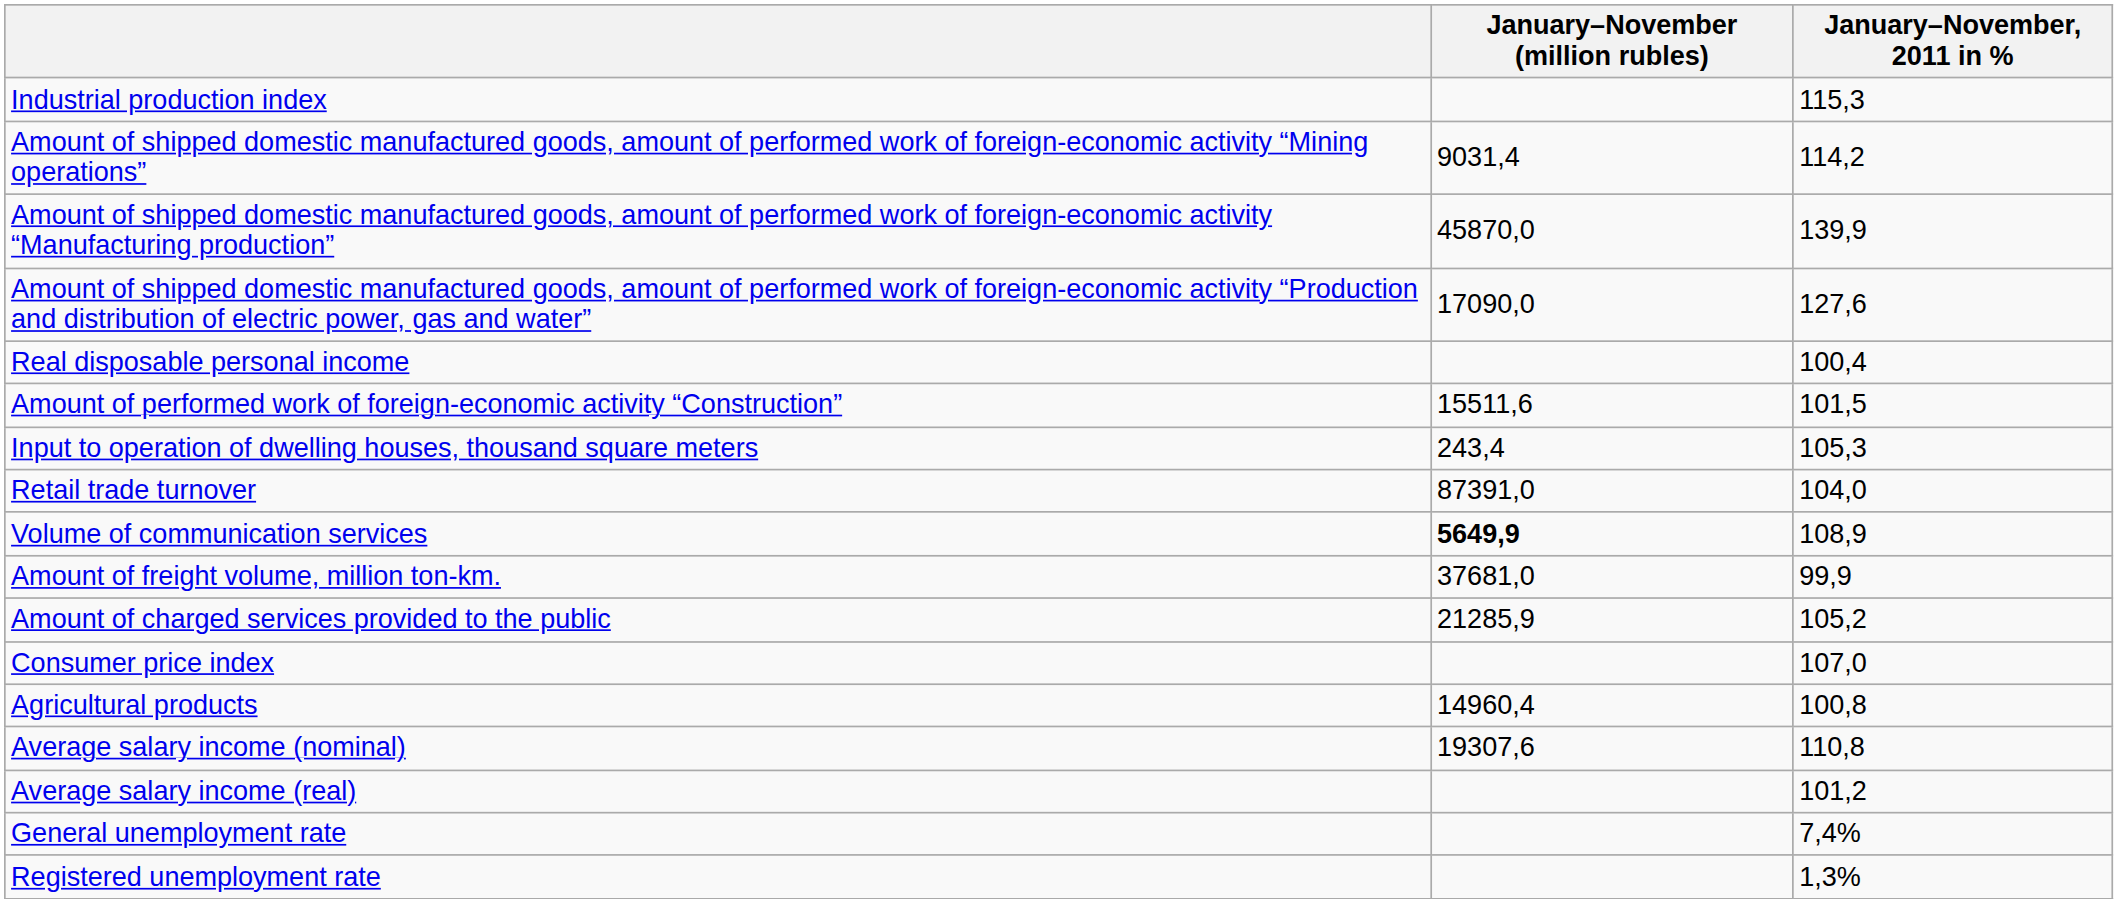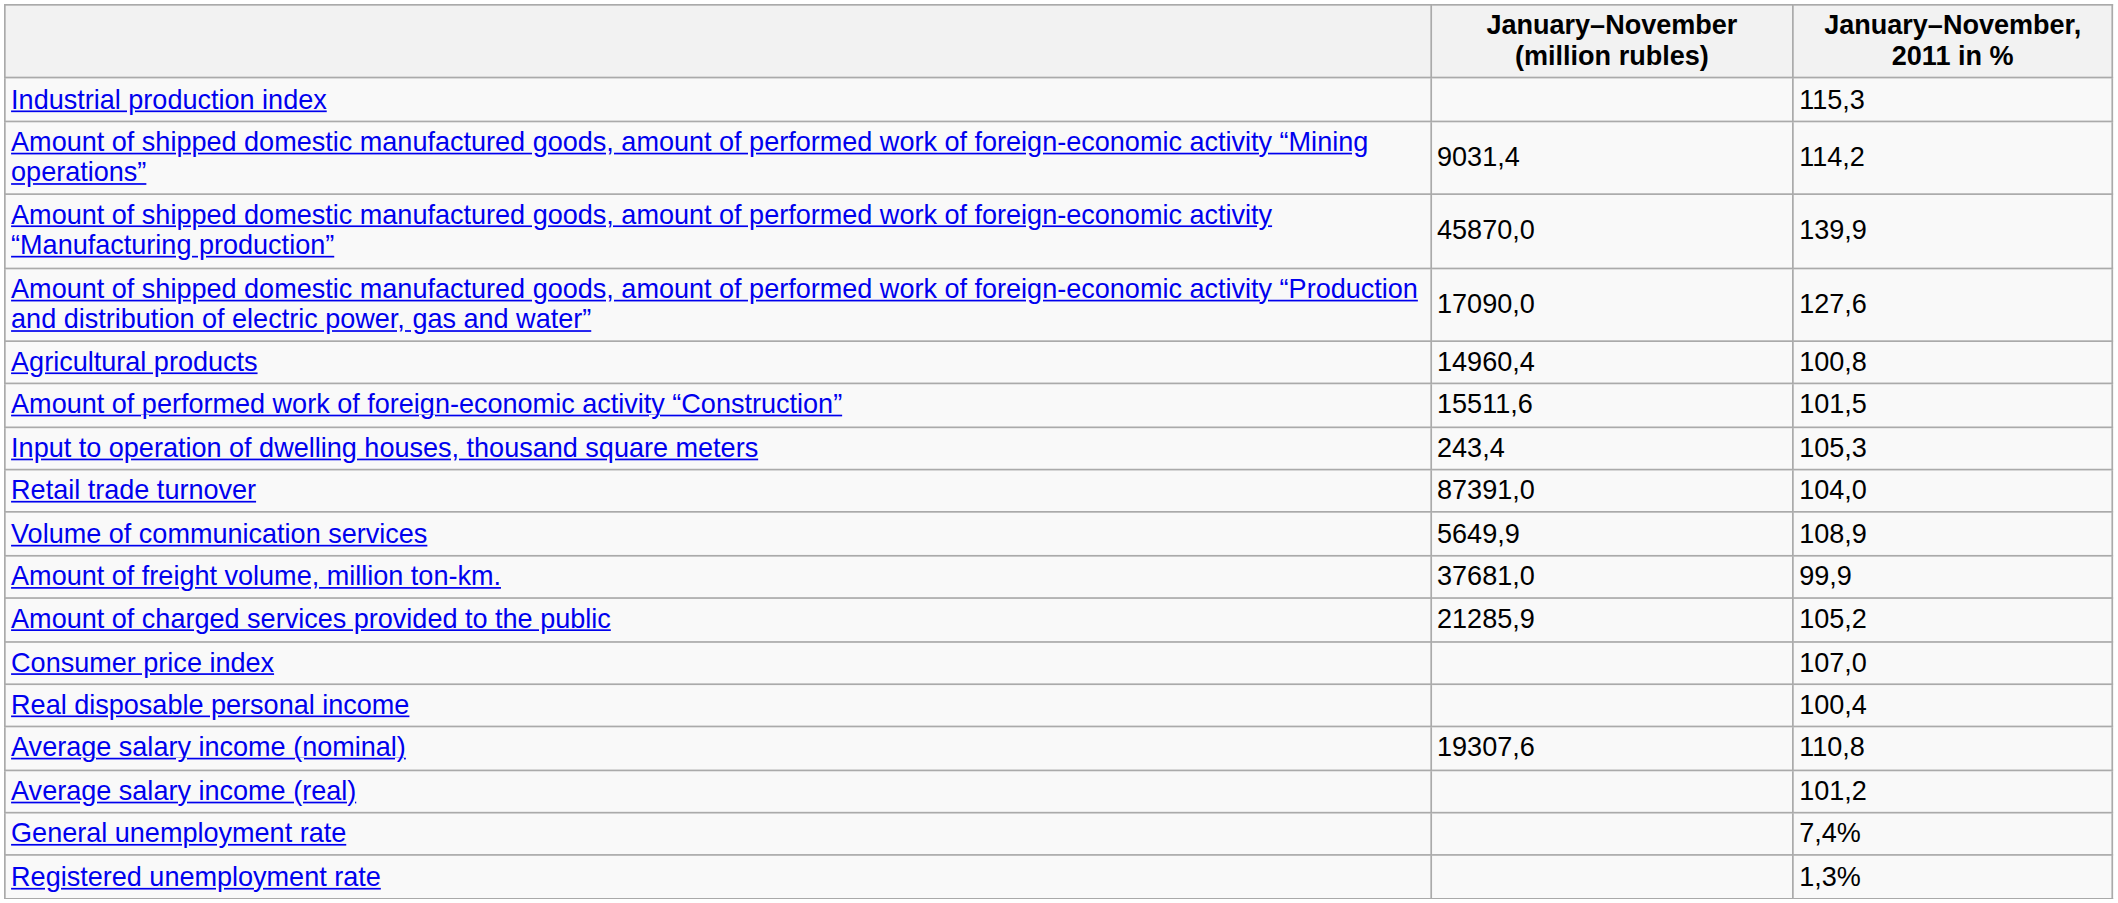rows swapped: (134, 705) <-> (210, 362)
(1478, 533) bold -> (1478, 533) normal
